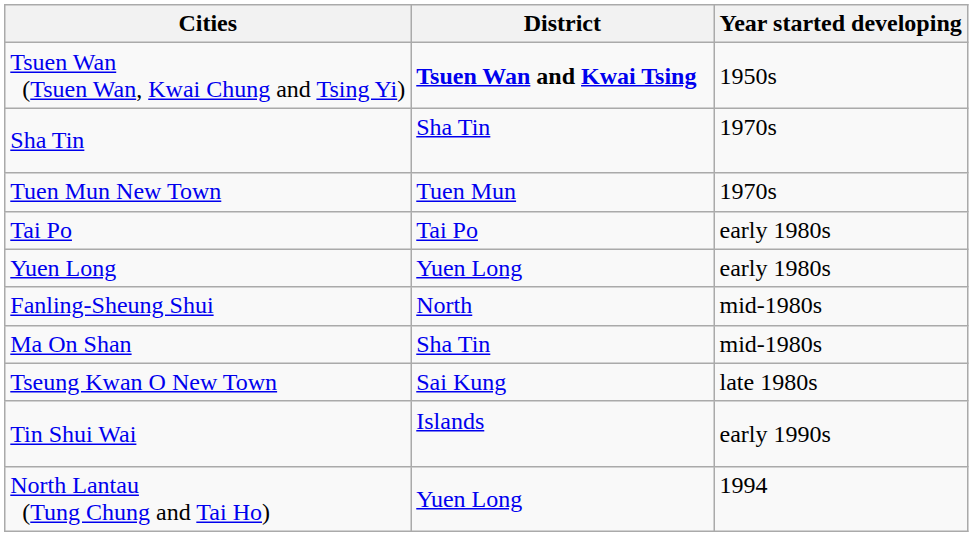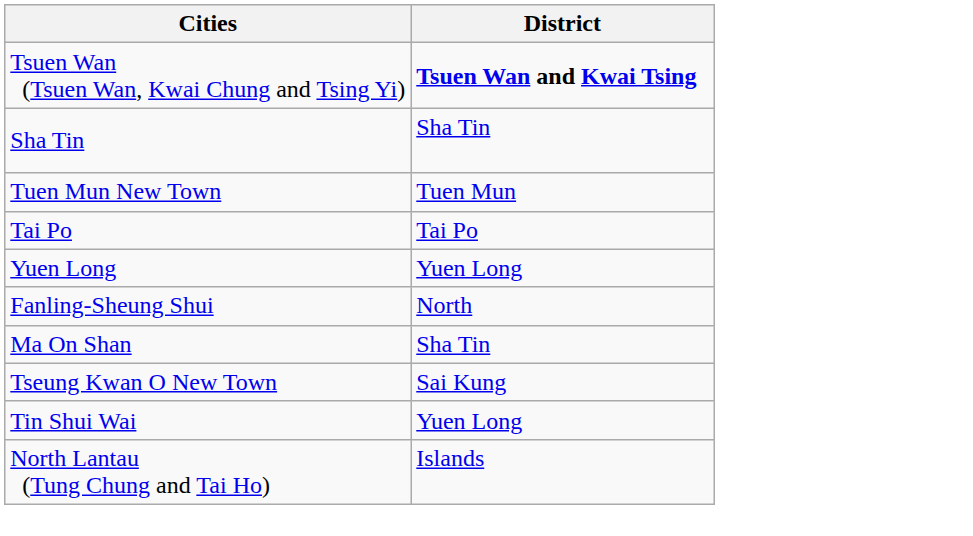- column: (841, 23)
(450, 433) Islands -> (469, 420) Yuen Long
(469, 498) Yuen Long -> (450, 471) Islands
